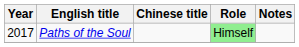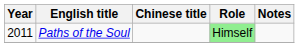(20, 33) 2017 -> (20, 33) 2011
